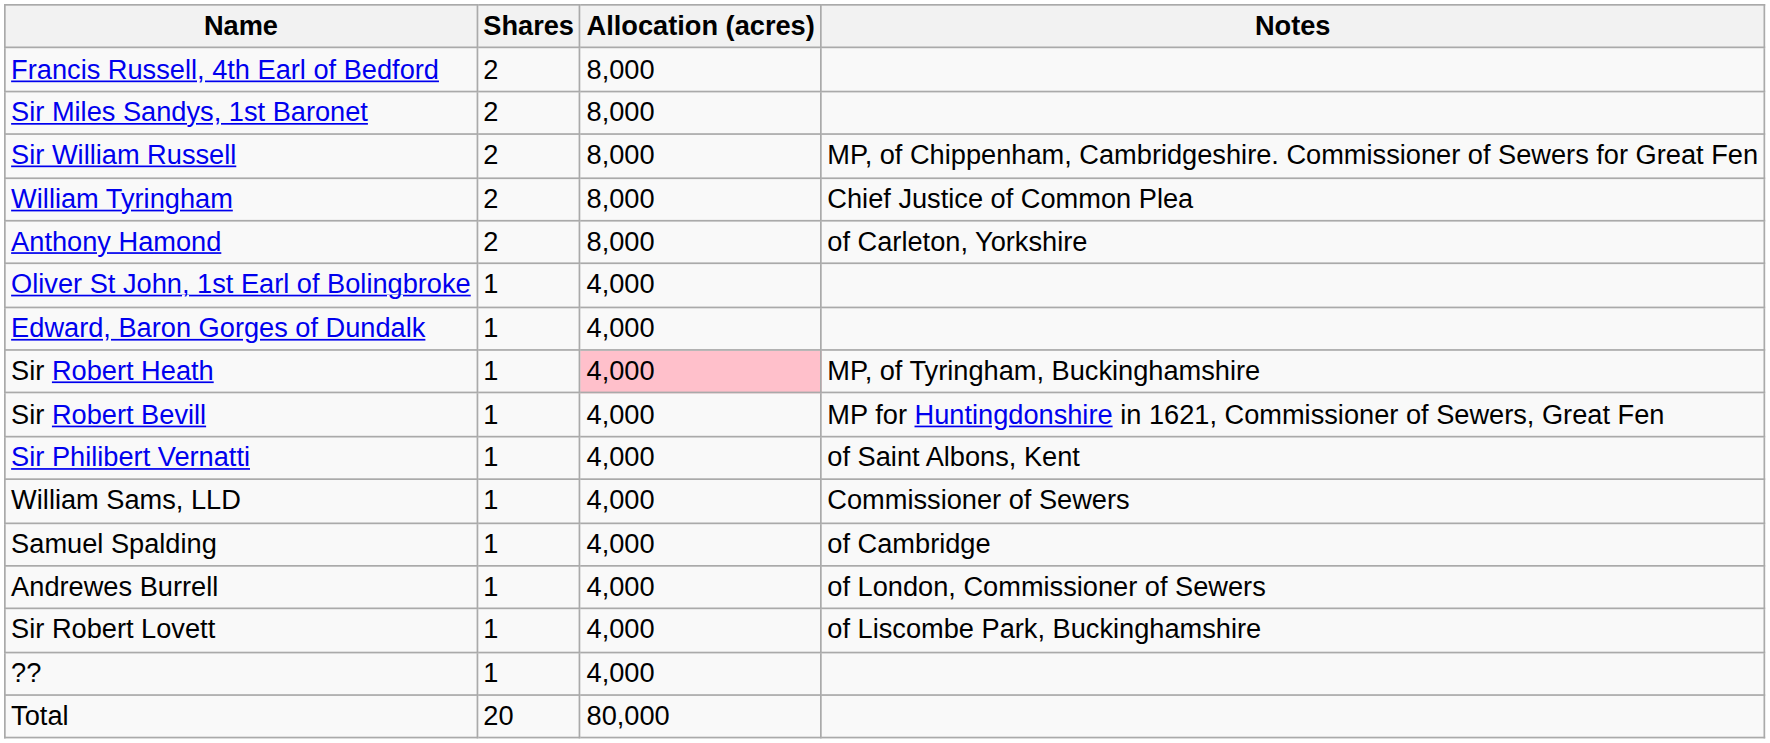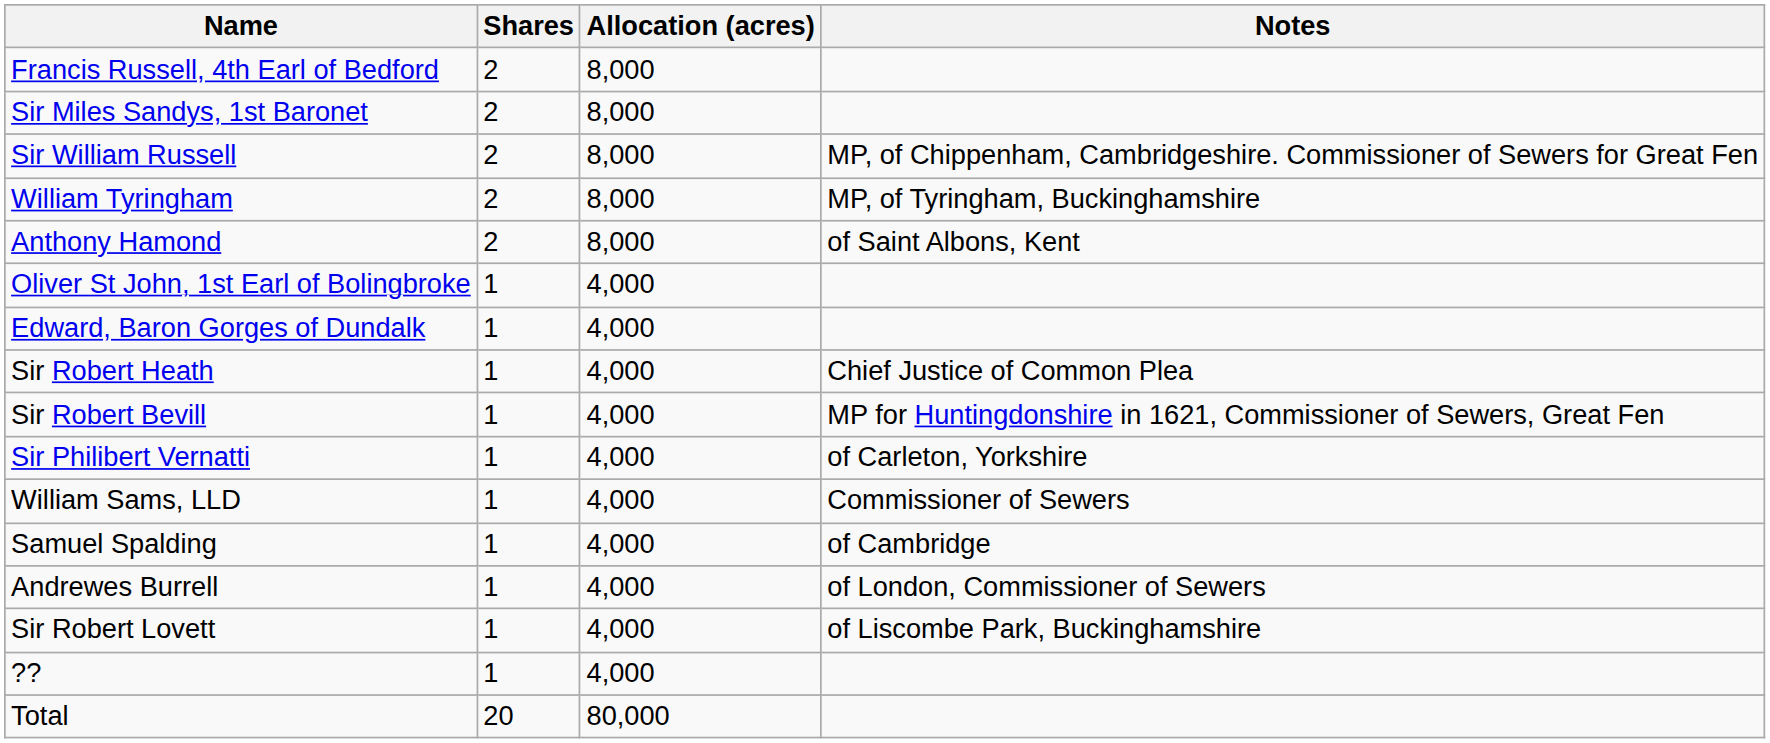(1010, 198) Chief Justice of Common Plea -> (1044, 198) MP, of Tyringham, Buckinghamshire
(957, 241) of Carleton, Yorkshire -> (954, 241) of Saint Albons, Kent
(621, 371) pink background -> (621, 371) no background
(1044, 371) MP, of Tyringham, Buckinghamshire -> (1010, 371) Chief Justice of Common Plea
(954, 457) of Saint Albons, Kent -> (957, 457) of Carleton, Yorkshire
